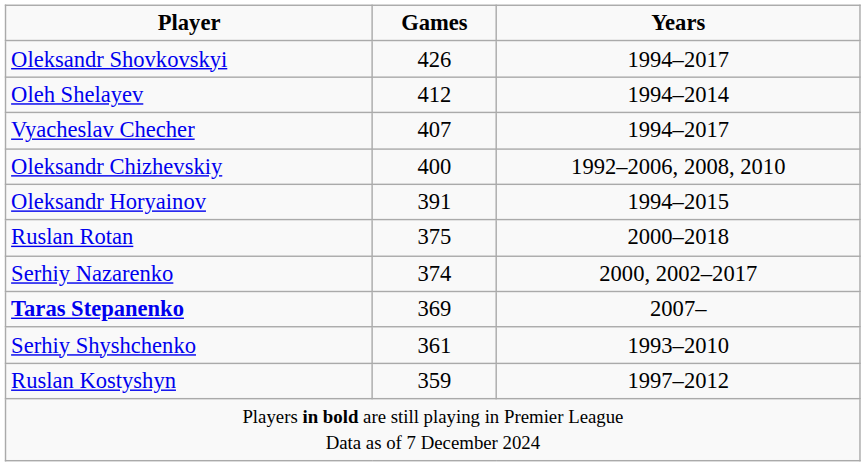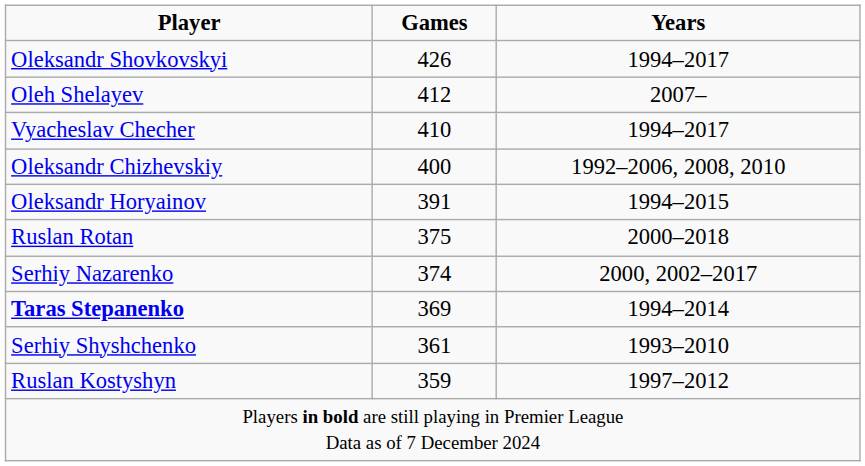(678, 94) 1994–2014 -> (678, 94) 2007–
(434, 130) 407 -> (434, 130) 410
(678, 309) 2007– -> (678, 309) 1994–2014
